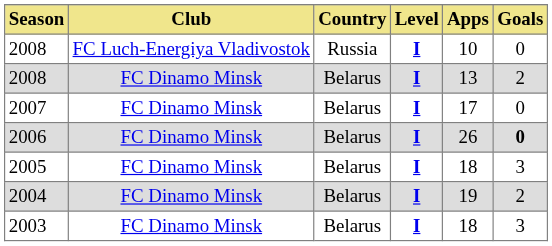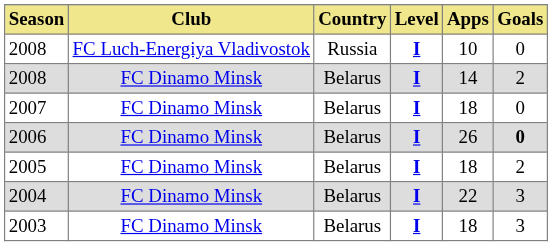(468, 78) 13 -> (468, 78) 14
(468, 107) 17 -> (468, 107) 18
(520, 166) 3 -> (520, 166) 2
(468, 196) 19 -> (468, 196) 22
(520, 196) 2 -> (520, 196) 3
